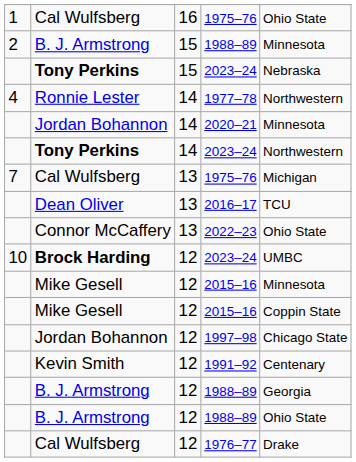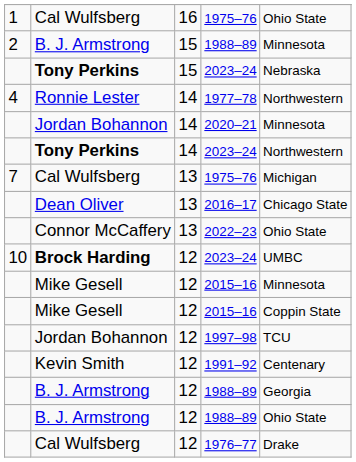(277, 204) TCU -> (305, 204) Chicago State
(305, 338) Chicago State -> (277, 338) TCU
